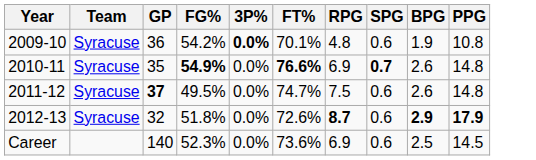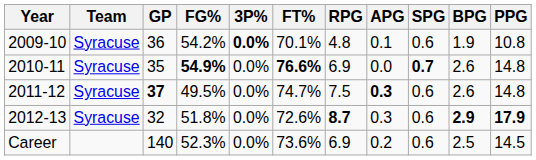+ column: (387, 17)
